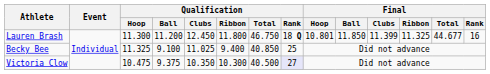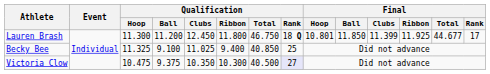(416, 36) 11.325 -> (416, 36) 11.925
(475, 36) 16 -> (475, 36) 17
